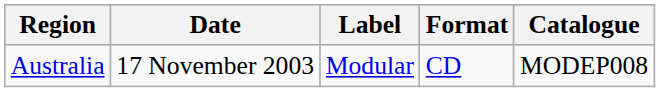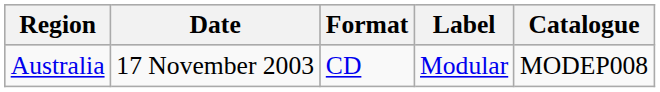columns swapped: (370, 24) <-> (467, 24)
